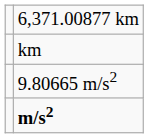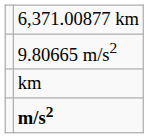rows swapped: (68, 81) <-> (30, 49)
